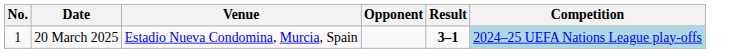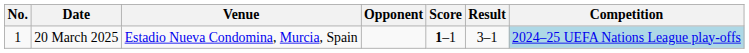+ column: (446, 15)
(448, 37) bold -> (487, 37) normal
